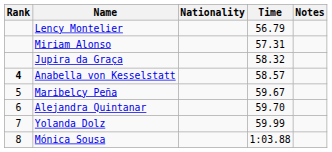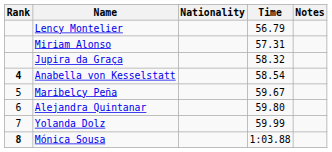(270, 76) 58.57 -> (270, 76) 58.54
(270, 108) 59.70 -> (270, 108) 59.80
(18, 139) normal -> (18, 139) bold
